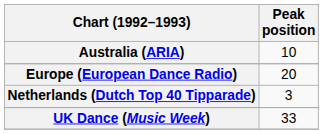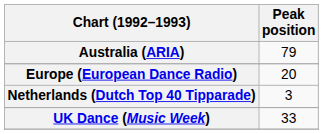(289, 52) 10 -> (289, 52) 79
